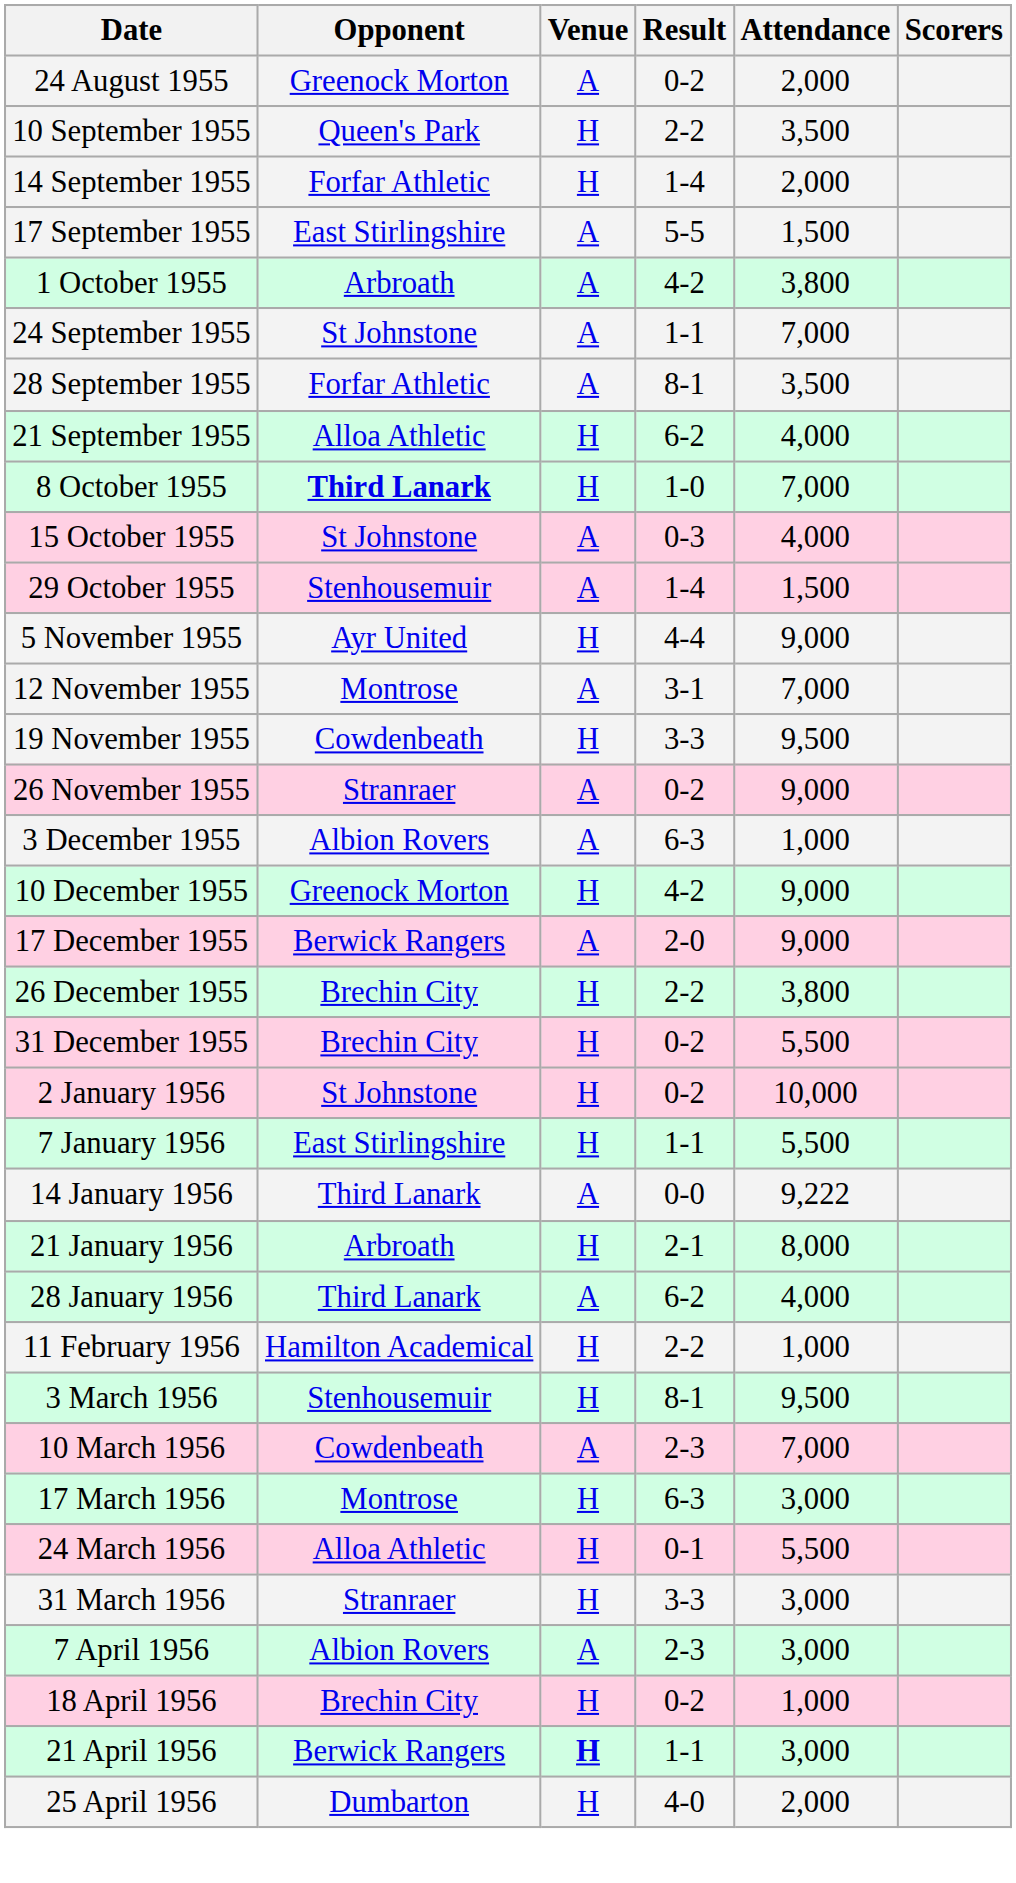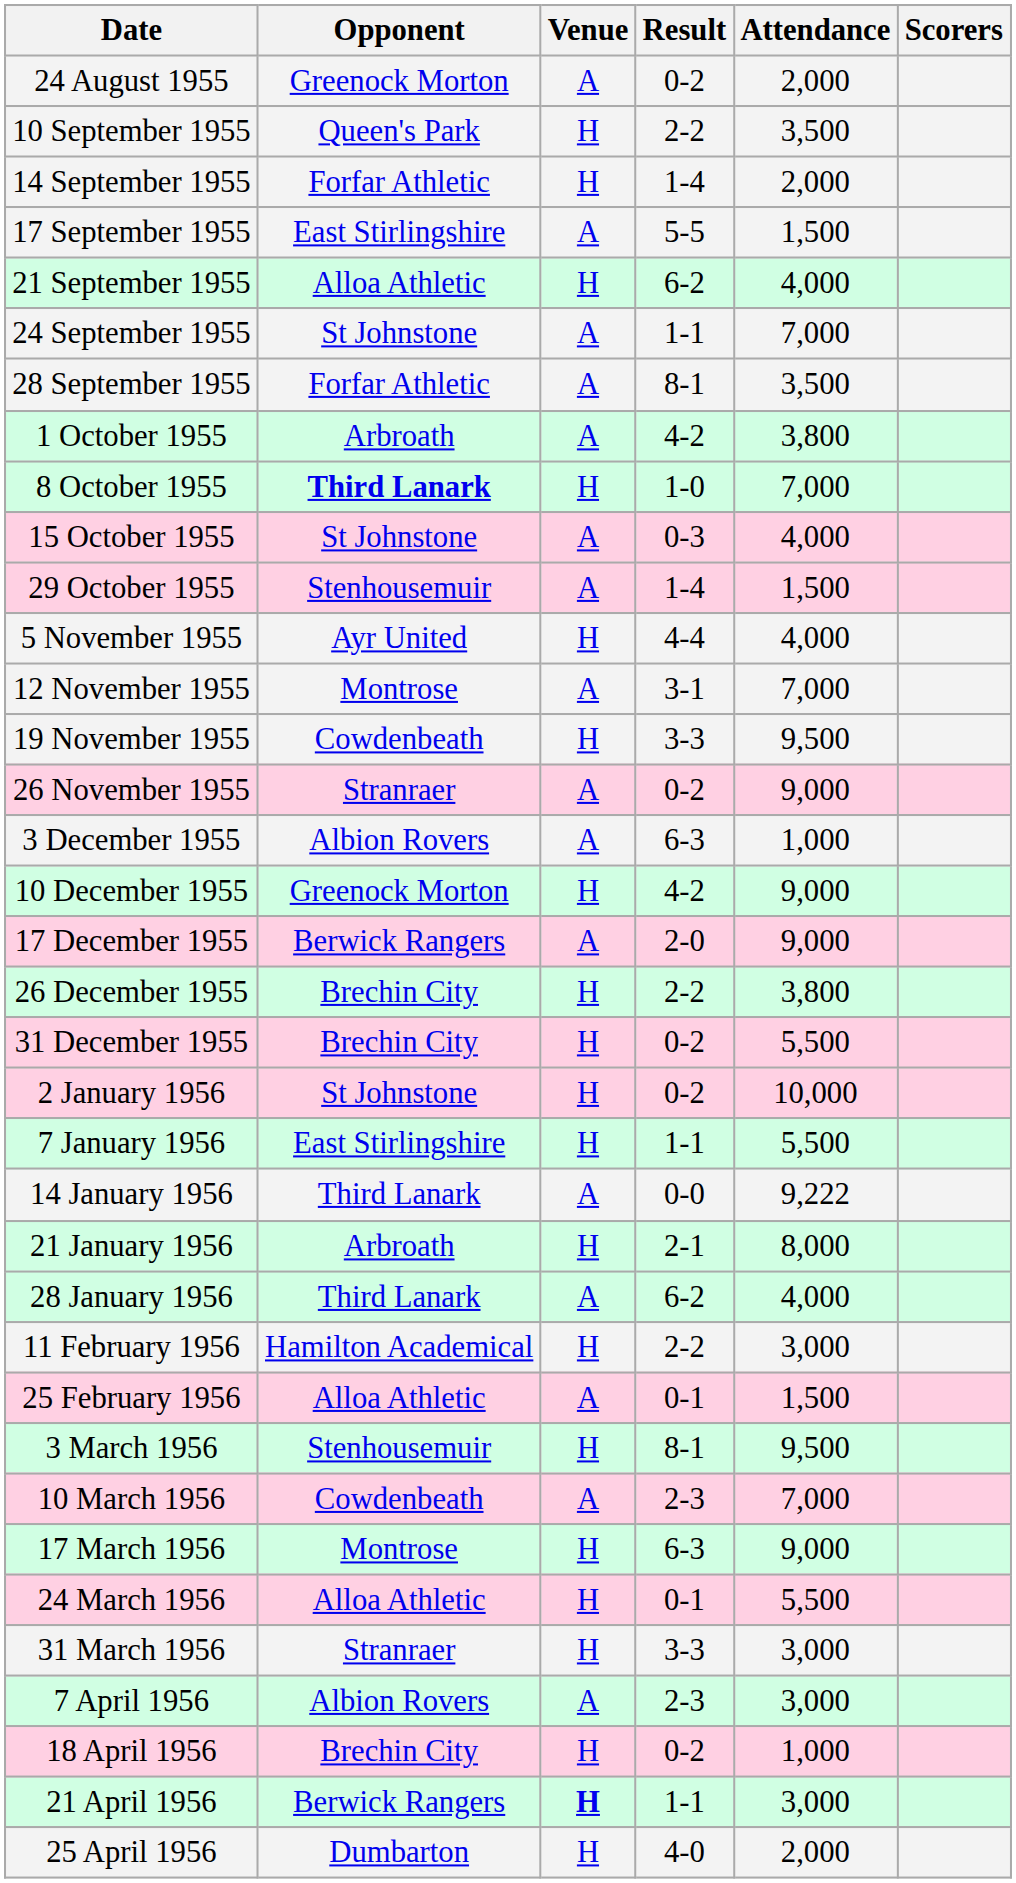rows swapped: (131, 435) <-> (131, 283)
(815, 637) 9,000 -> (815, 637) 4,000
(815, 1346) 1,000 -> (815, 1346) 3,000
+ row: (131, 1396)
(815, 1498) 3,000 -> (815, 1548) 9,000
